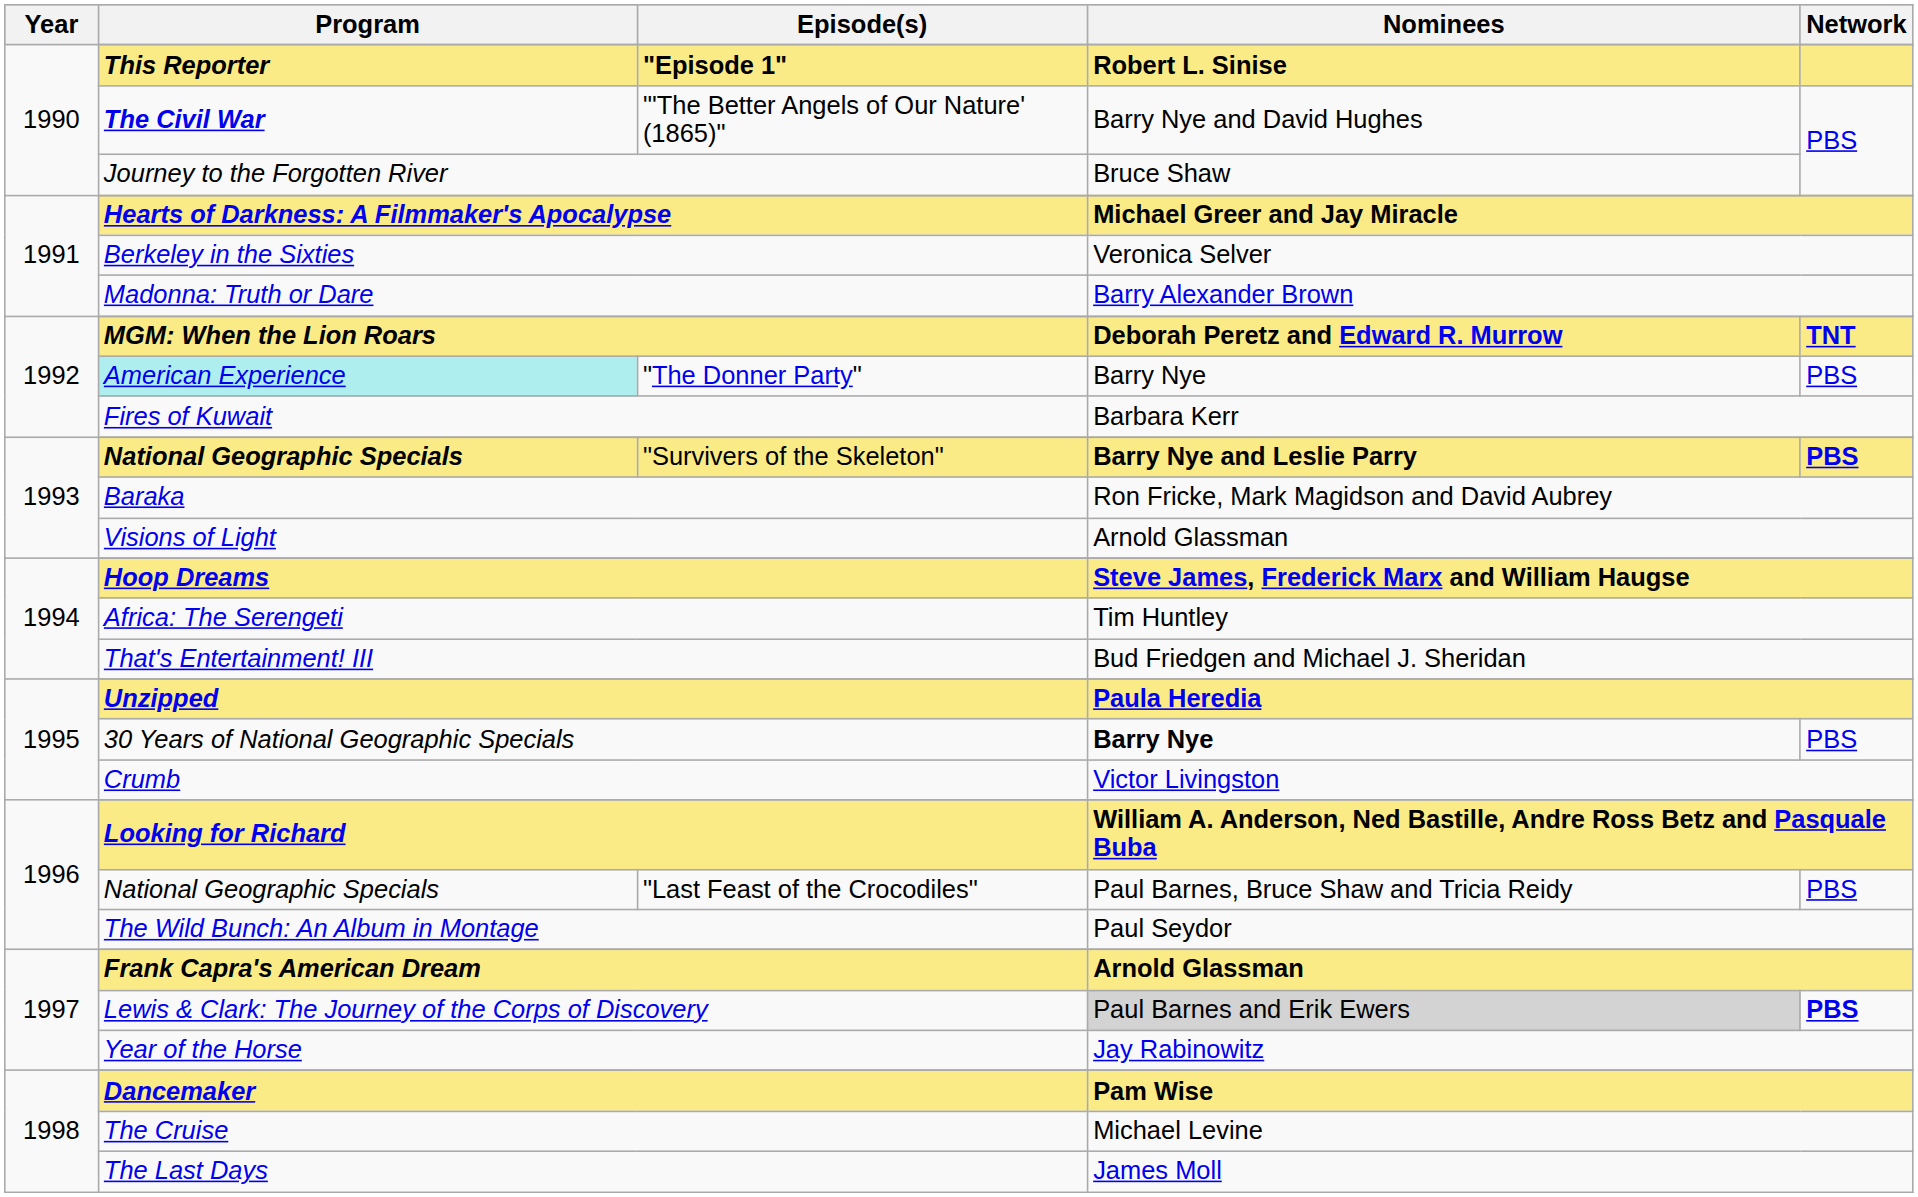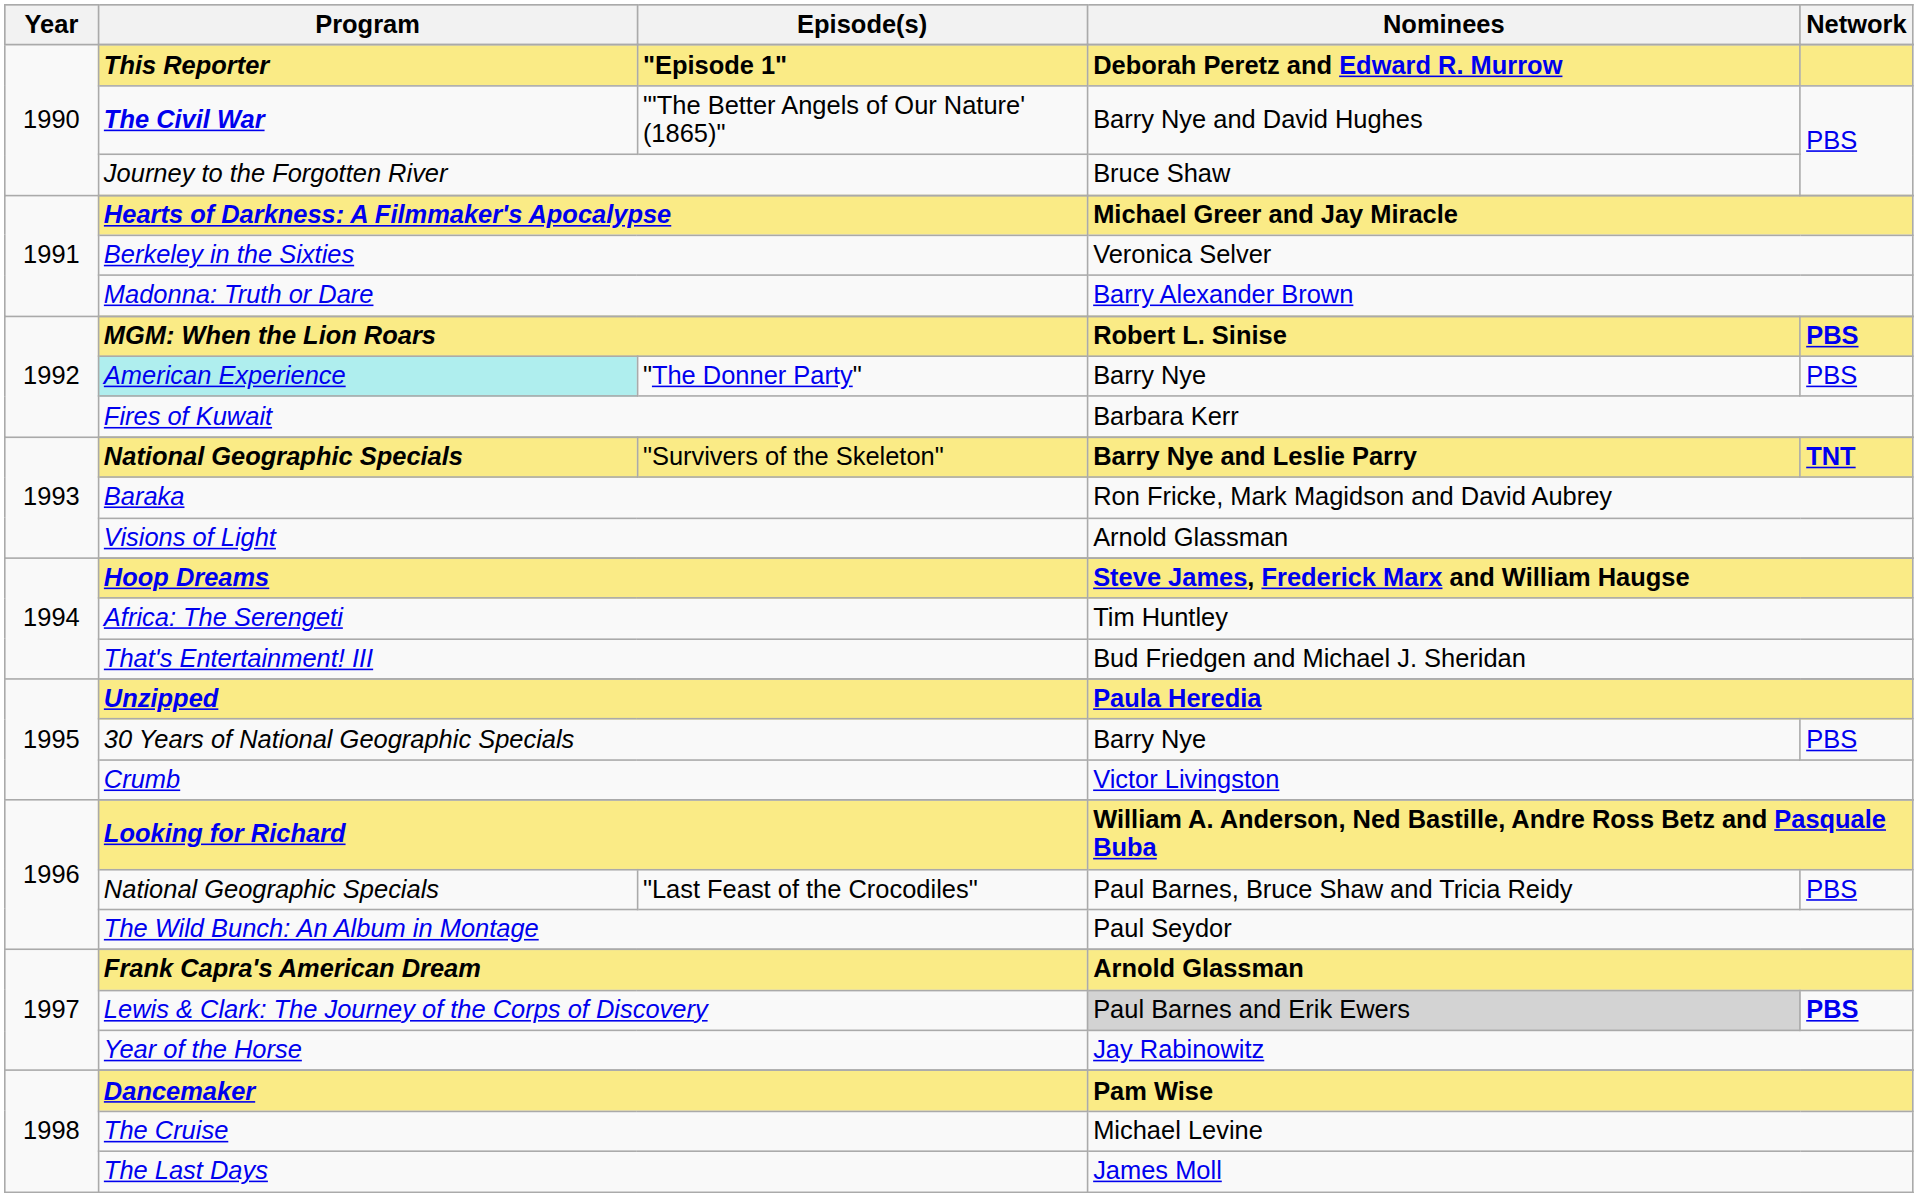(1190, 65) Robert L. Sinise -> (1328, 65) Deborah Peretz and Edward R. Murrow
(1328, 335) Deborah Peretz and Edward R. Murrow -> (1190, 335) Robert L. Sinise
(1831, 335) TNT -> (1832, 335) PBS
(1832, 456) PBS -> (1831, 456) TNT
(1153, 739) bold -> (1150, 739) normal
